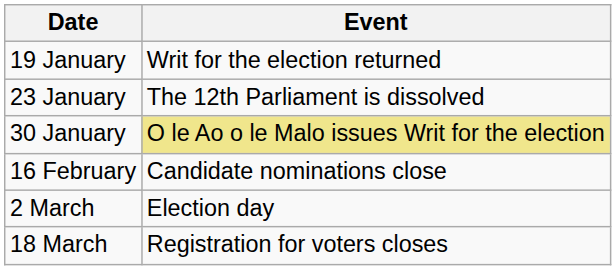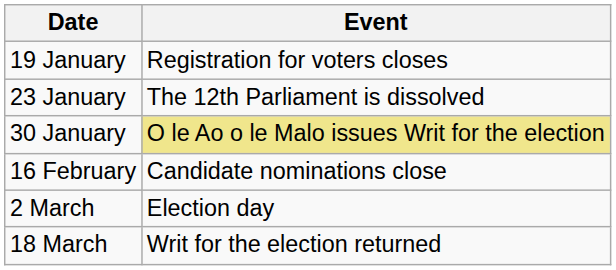(294, 60) Writ for the election returned -> (297, 60) Registration for voters closes
(297, 245) Registration for voters closes -> (294, 245) Writ for the election returned
